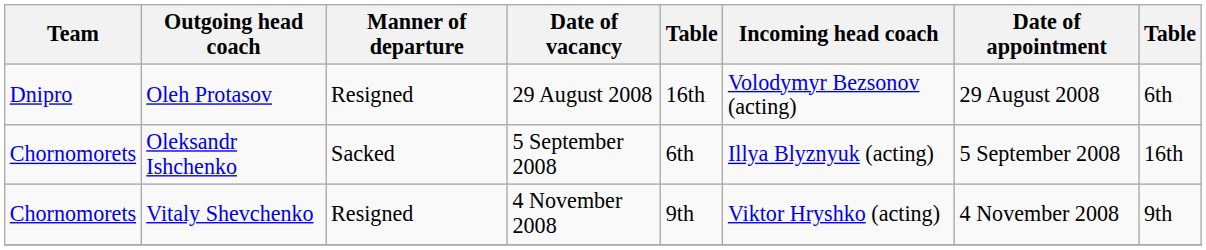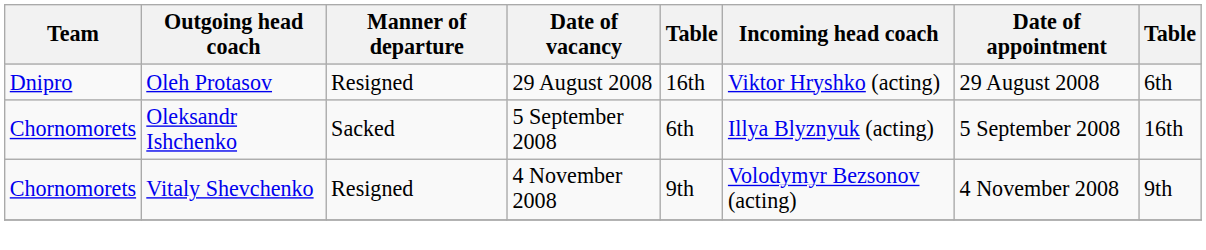(824, 94) Volodymyr Bezsonov (acting) -> (834, 81) Viktor Hryshko (acting)
(834, 214) Viktor Hryshko (acting) -> (824, 189) Volodymyr Bezsonov (acting)
